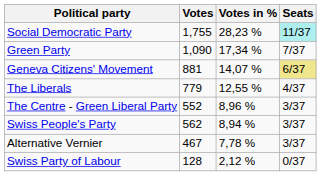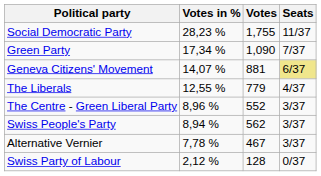columns swapped: (198, 13) <-> (248, 13)
(297, 32) paleturquoise background -> (297, 32) no background
